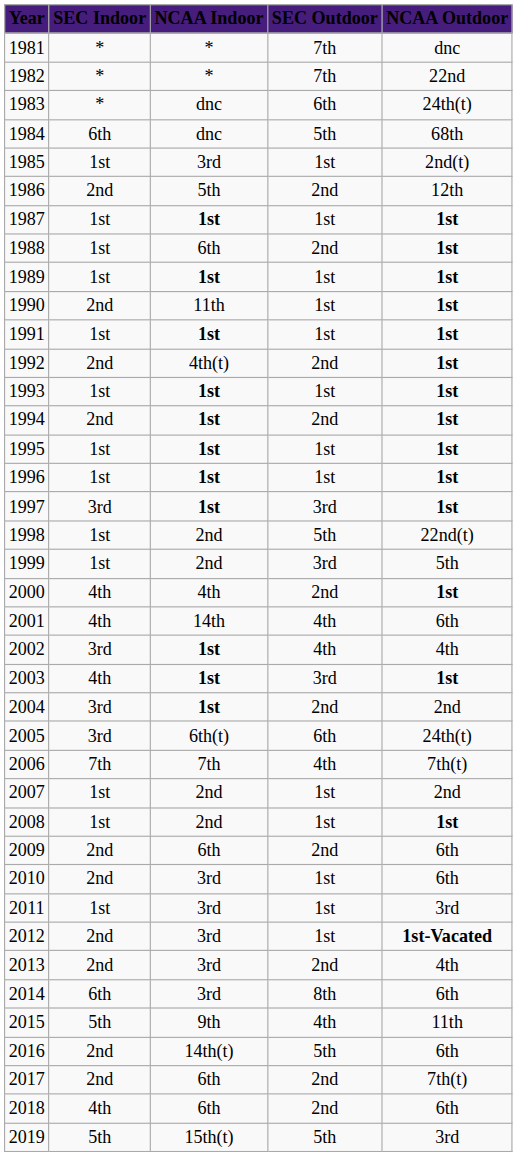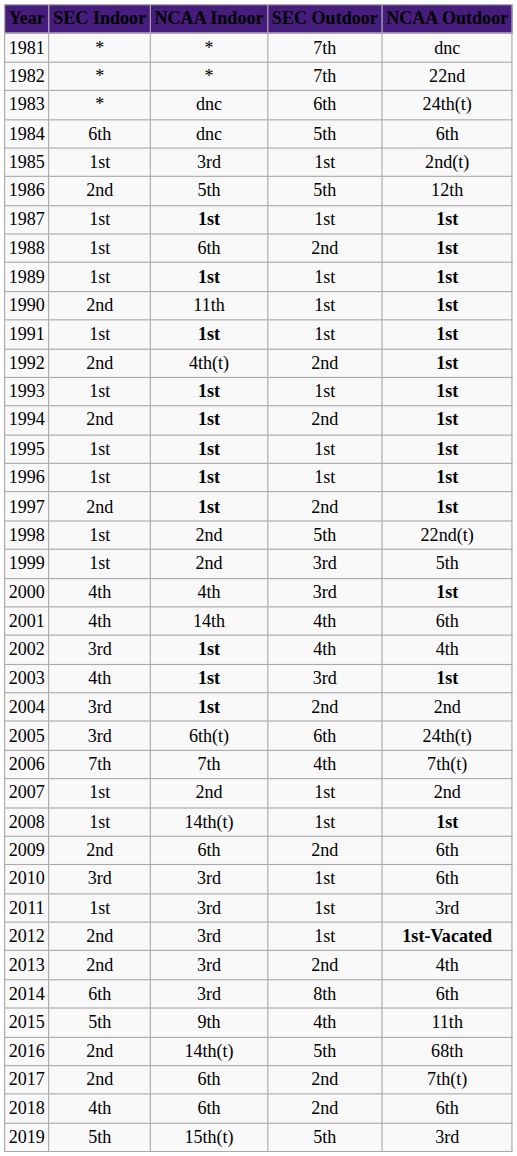(447, 133) 68th -> (447, 133) 6th
(325, 190) 2nd -> (325, 190) 5th
(100, 506) 3rd -> (100, 506) 2nd
(325, 506) 3rd -> (325, 506) 2nd
(325, 592) 2nd -> (325, 592) 3rd
(209, 821) 2nd -> (209, 821) 14th(t)
(100, 879) 2nd -> (100, 879) 3rd
(447, 1051) 6th -> (447, 1051) 68th
